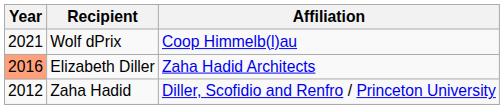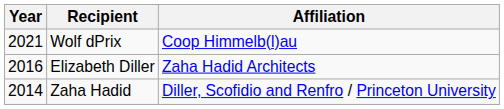(26, 66) lightsalmon background -> (26, 66) no background
(26, 91) 2012 -> (26, 91) 2014
